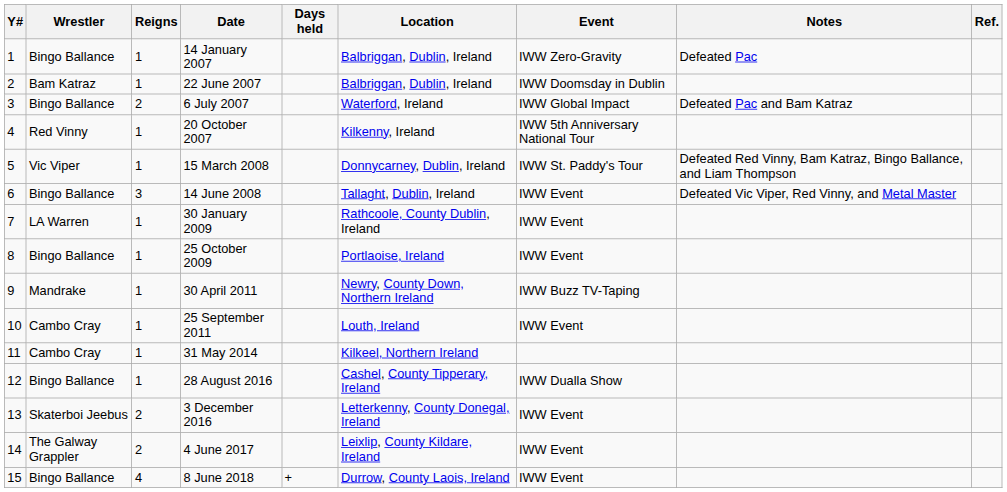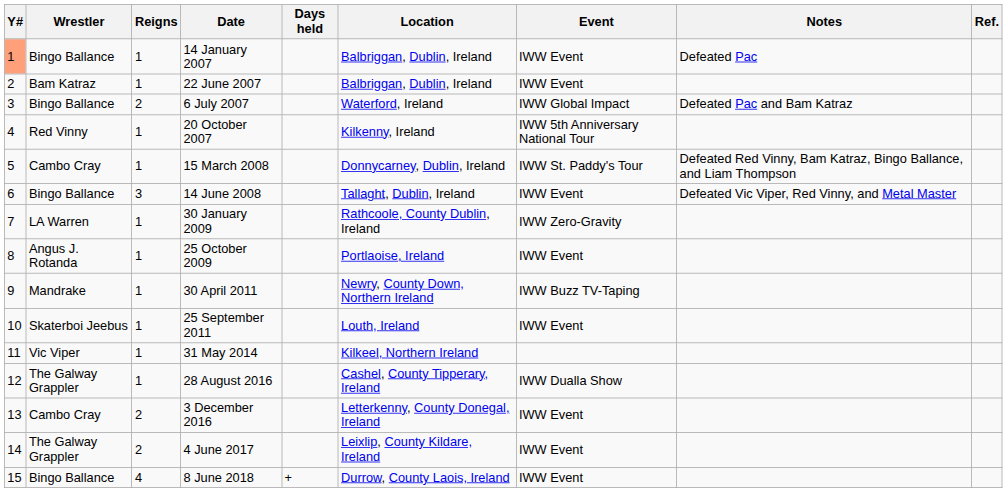(11, 56) no background -> (11, 56) lightsalmon background
(570, 56) IWW Zero-Gravity -> (551, 56) IWW Event
(592, 84) IWW Doomsday in Dublin -> (551, 84) IWW Event
(54, 166) Vic Viper -> (65, 166) Cambo Cray
(551, 221) IWW Event -> (570, 221) IWW Zero-Gravity
(72, 256) Bingo Ballance -> (54, 256) Angus J. Rotanda
(65, 325) Cambo Cray -> (78, 325) Skaterboi Jeebus
(65, 353) Cambo Cray -> (54, 353) Vic Viper
(72, 380) Bingo Ballance -> (63, 380) The Galway Grappler
(78, 415) Skaterboi Jeebus -> (65, 415) Cambo Cray
